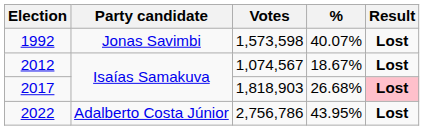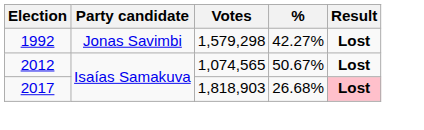(270, 40) 1,573,598 -> (232, 40) 1,579,298
(336, 40) 40.07% -> (298, 40) 42.27%
(270, 64) 1,074,567 -> (232, 64) 1,074,565
(336, 64) 18.67% -> (298, 64) 50.67%
- row: (38, 112)
